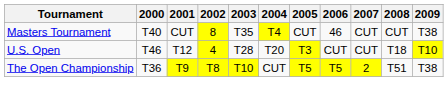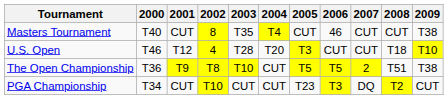+ row: (57, 86)
